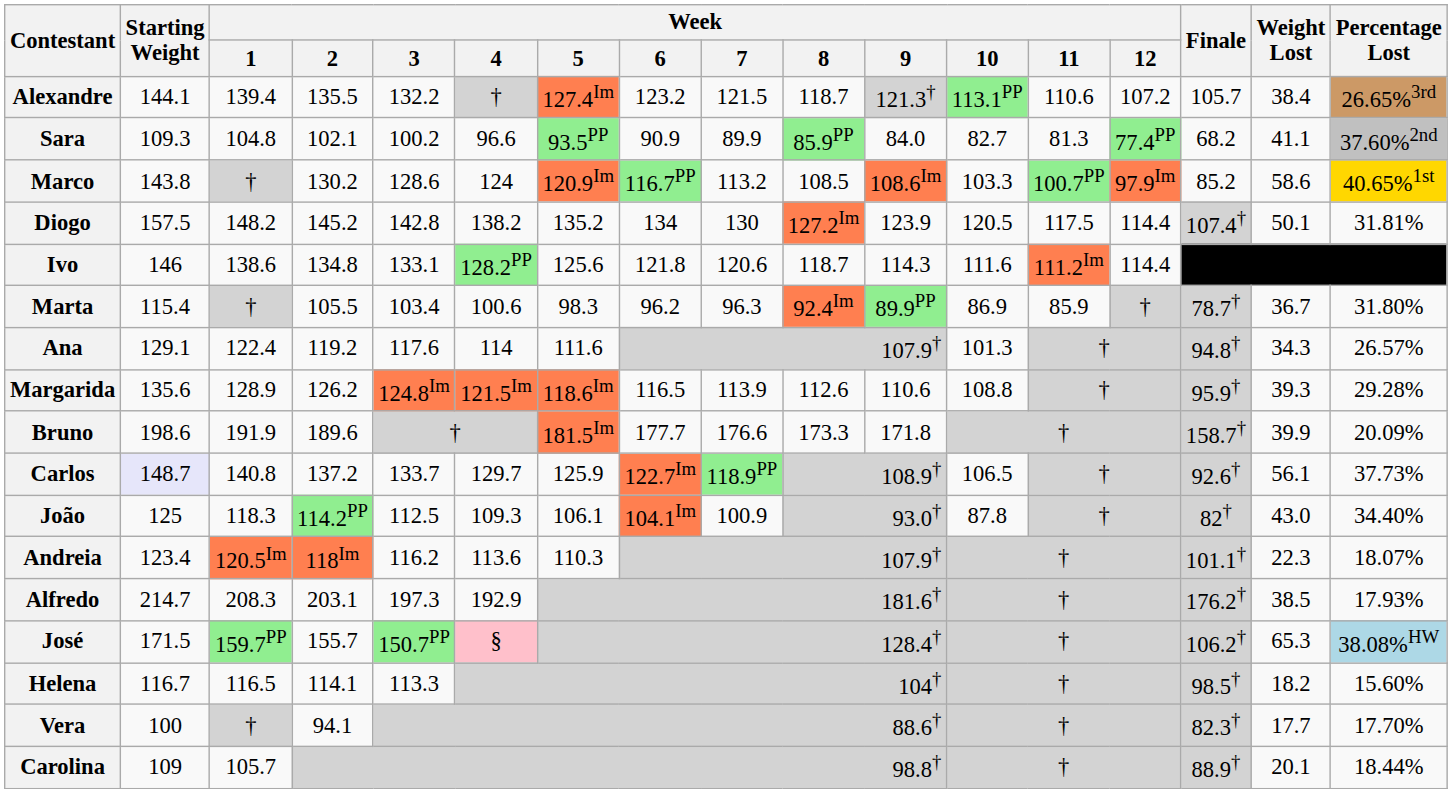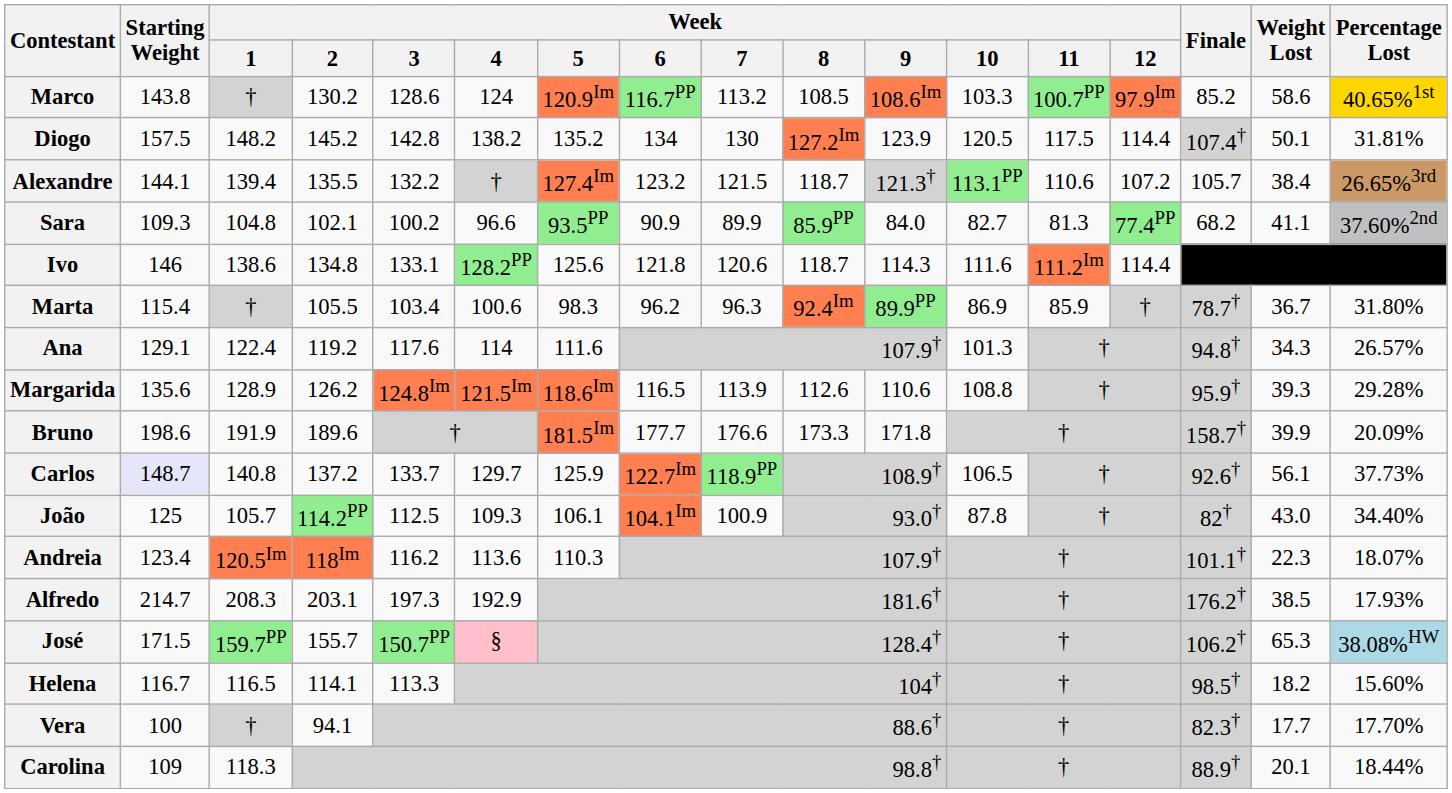rows swapped: (63, 180) <-> (63, 96)
rows swapped: (63, 138) <-> (63, 222)
(251, 515) 118.3 -> (251, 515) 105.7
(251, 767) 105.7 -> (251, 767) 118.3
